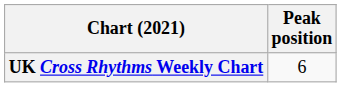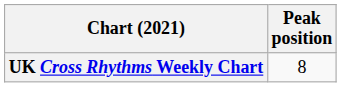(302, 67) 6 -> (302, 67) 8
